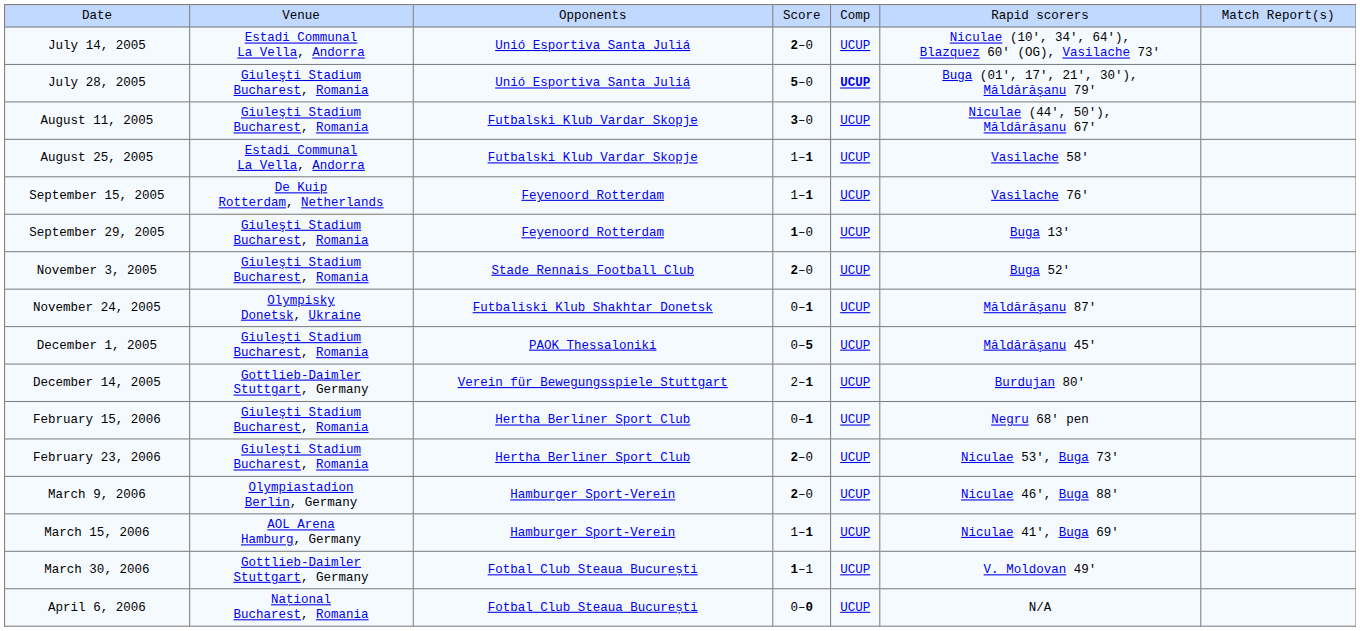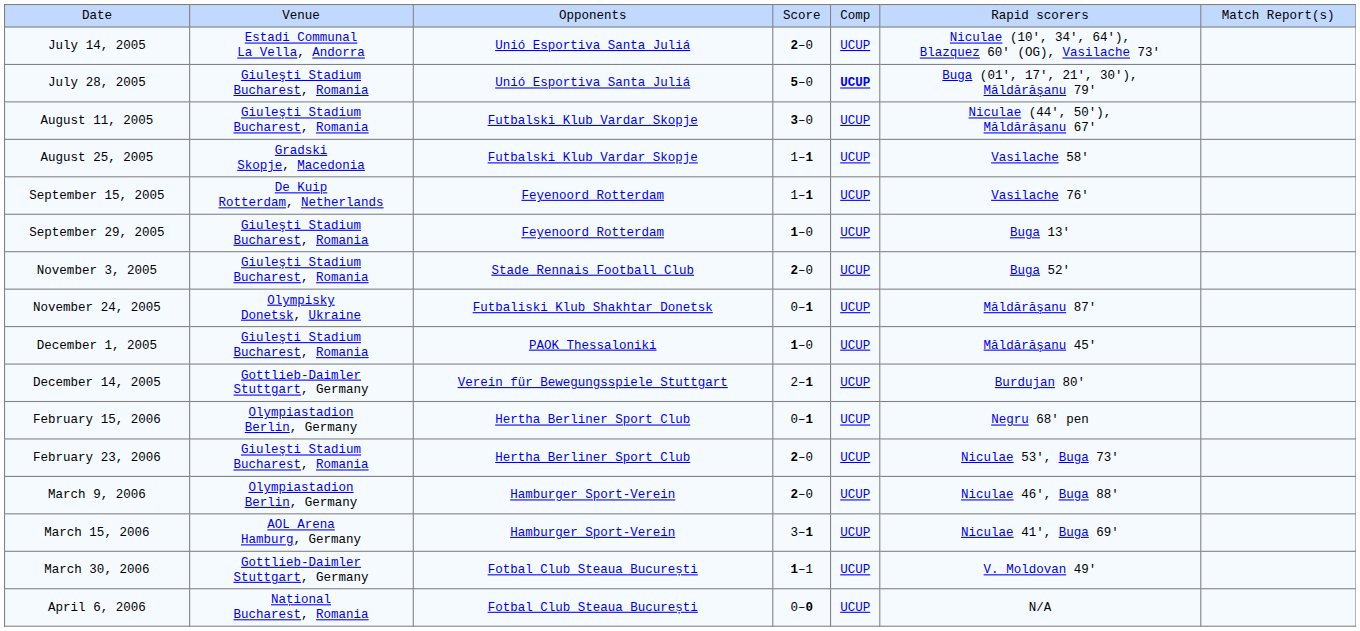(301, 158) Estadi Communal La Vella, Andorra -> (301, 158) Gradski Skopje, Macedonia
(802, 345) 0–5 -> (802, 345) 1–0
(301, 420) Giuleşti Stadium Bucharest, Romania -> (301, 420) Olympiastadion Berlin, Germany
(802, 533) 1–1 -> (802, 533) 3–1
